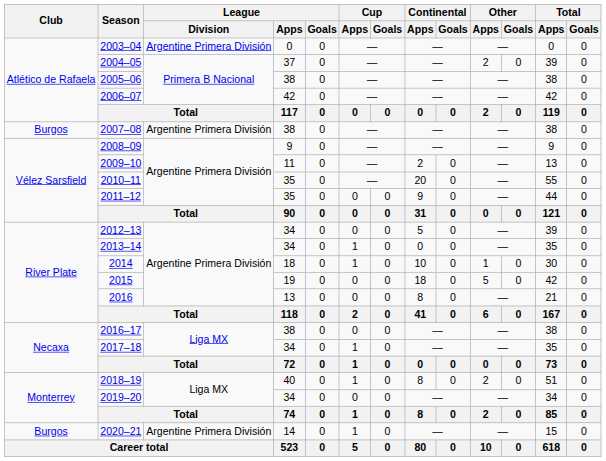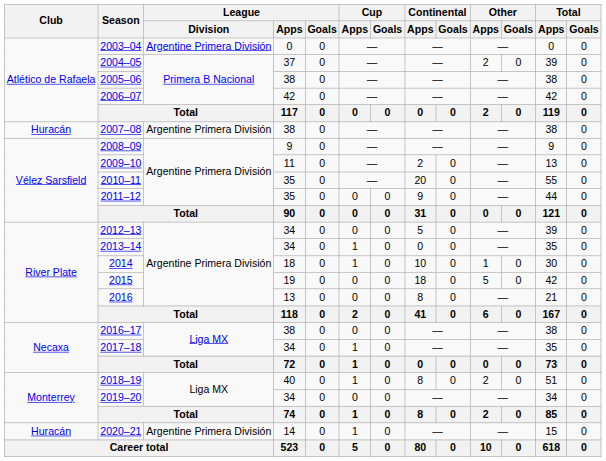(51, 130) Burgos -> (51, 130) Huracán
(51, 431) Burgos -> (51, 431) Huracán
